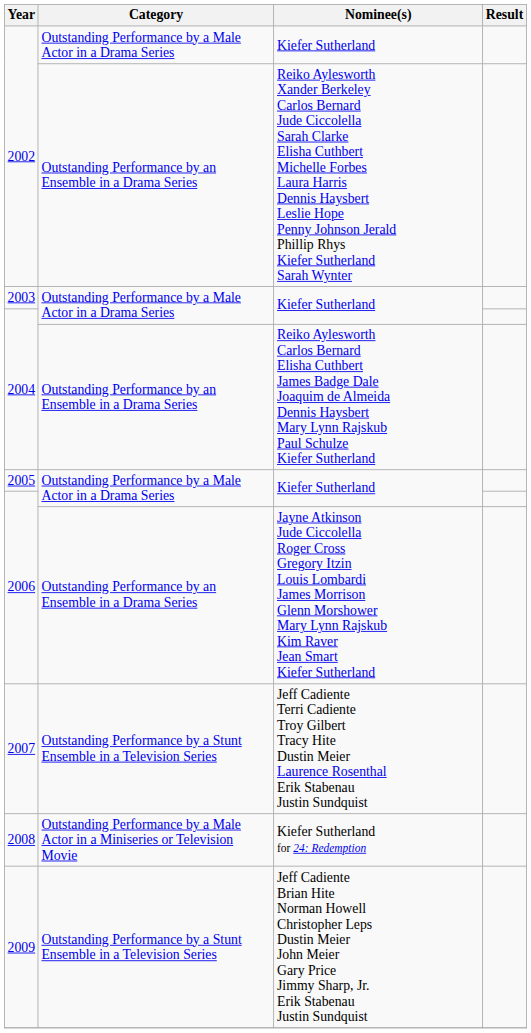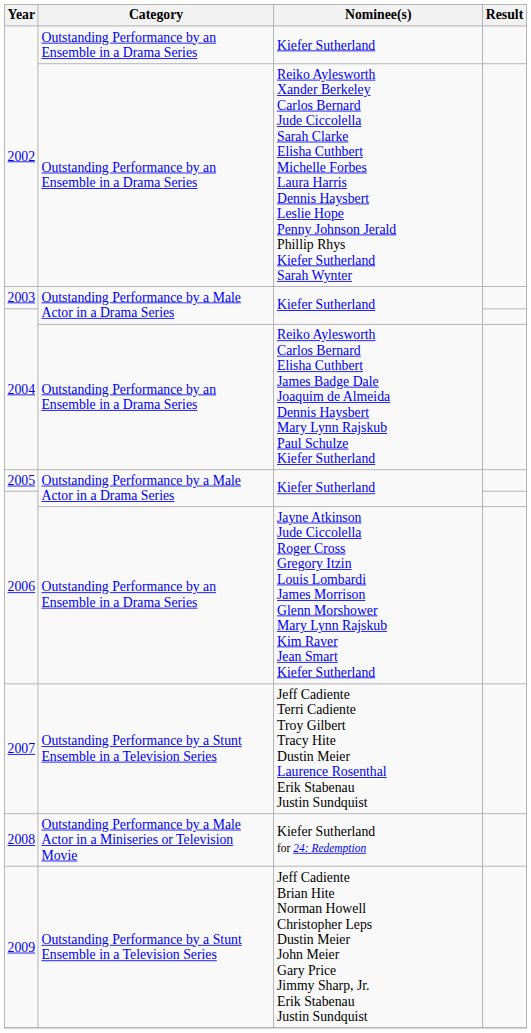(141, 44) Outstanding Performance by a Male Actor in a Drama Series -> (129, 44) Outstanding Performance by an Ensemble in a Drama Series
